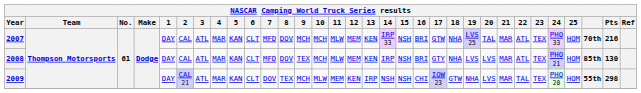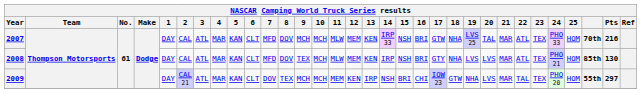(320, 78) MLW -> (320, 78) MCH
(405, 78) NSH -> (405, 78) BRI
(611, 78) 298 -> (611, 78) 297
